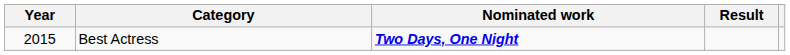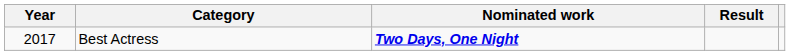(40, 38) 2015 -> (40, 38) 2017
